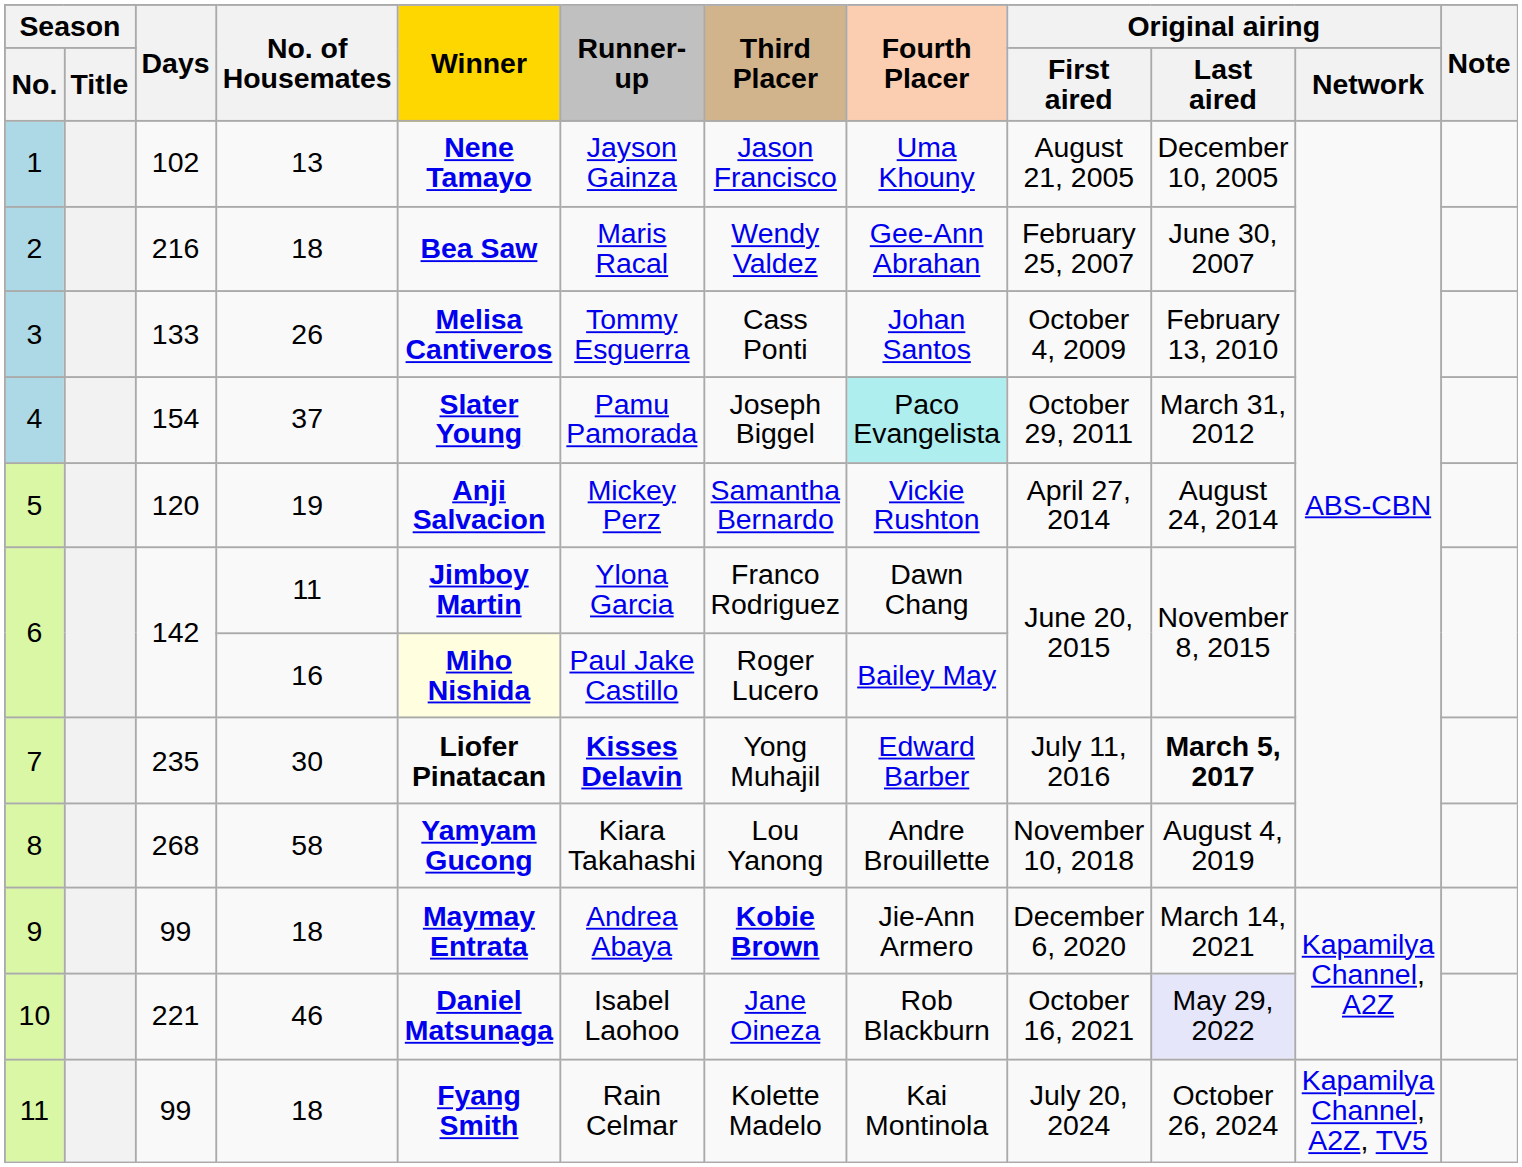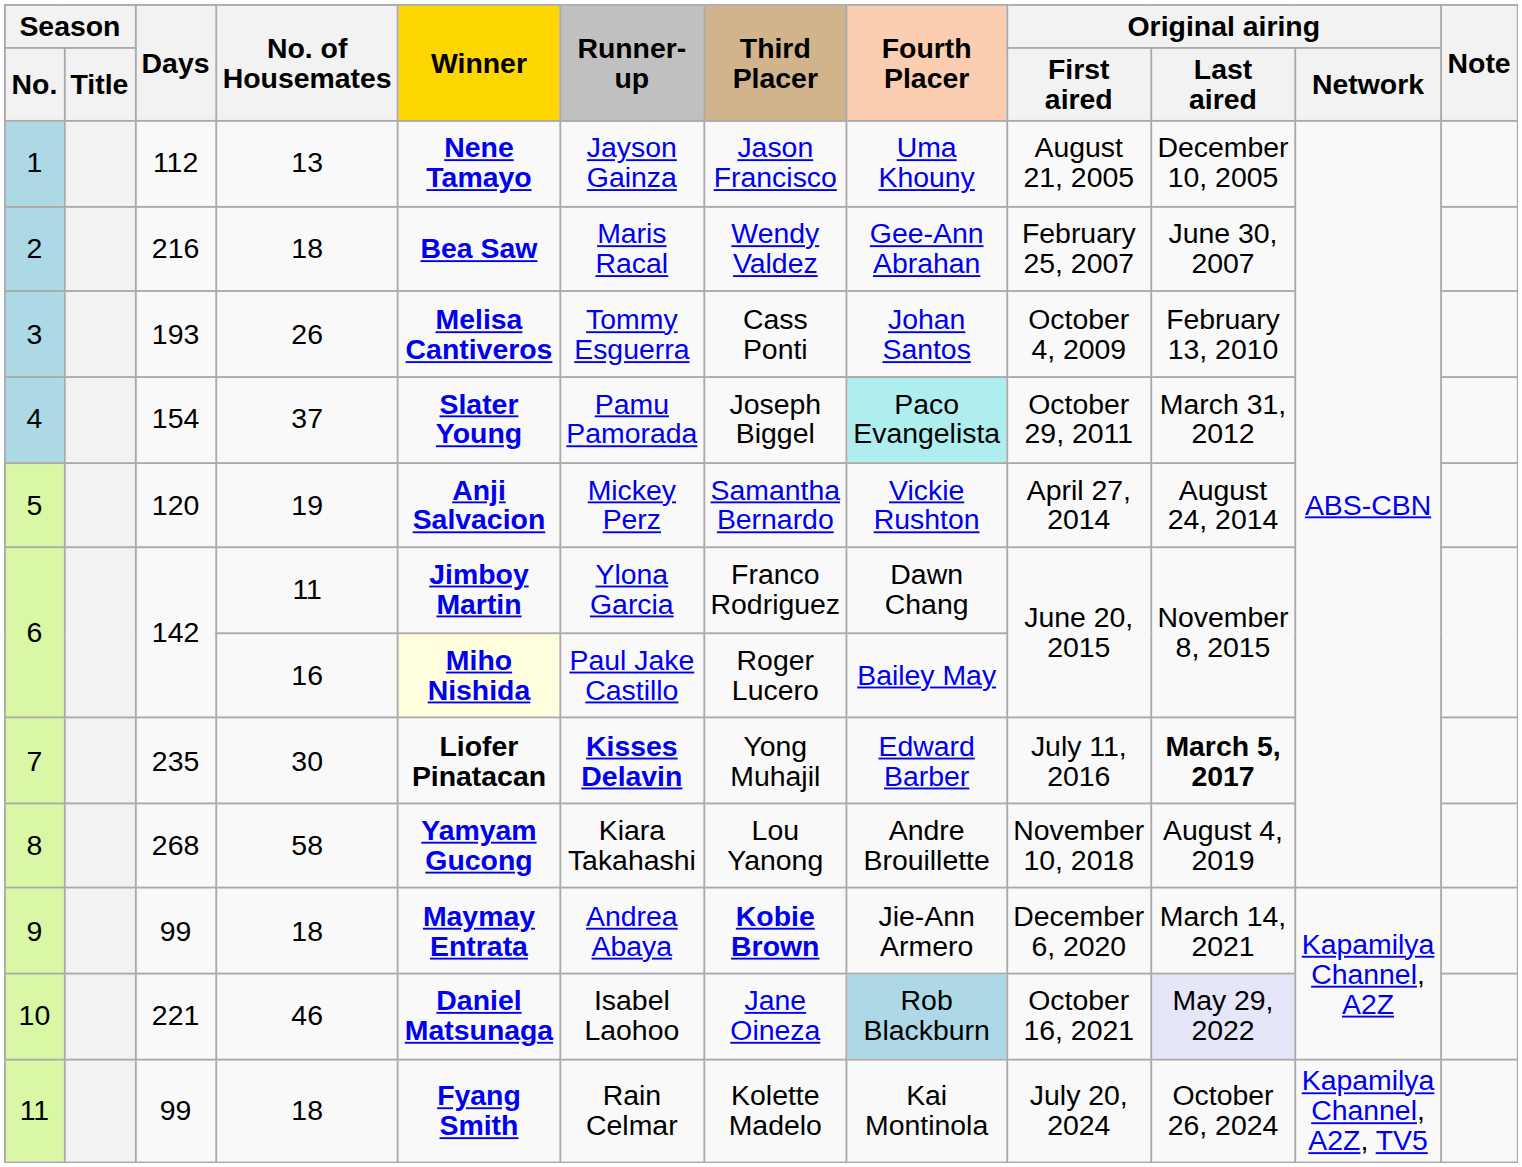(176, 163) 102 -> (176, 163) 112
(176, 334) 133 -> (176, 334) 193
(927, 1016) no background -> (927, 1016) lightblue background
